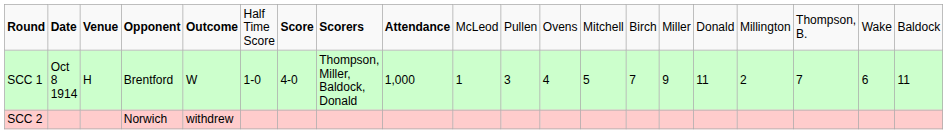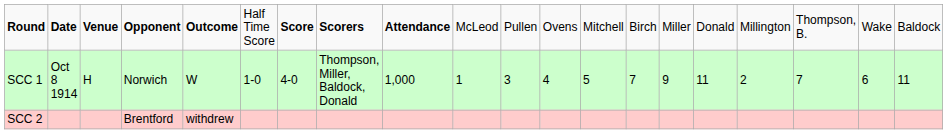(148, 80) Brentford -> (145, 80) Norwich
(145, 119) Norwich -> (148, 119) Brentford
